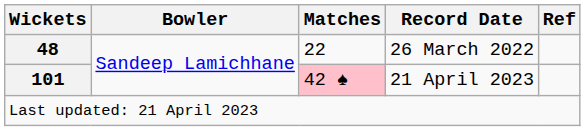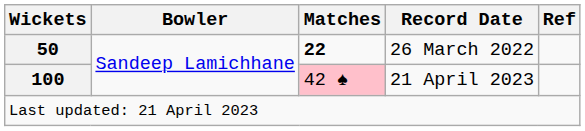(48, 50) 48 -> (48, 50) 50
(315, 50) normal -> (315, 50) bold
(48, 80) 101 -> (48, 80) 100
